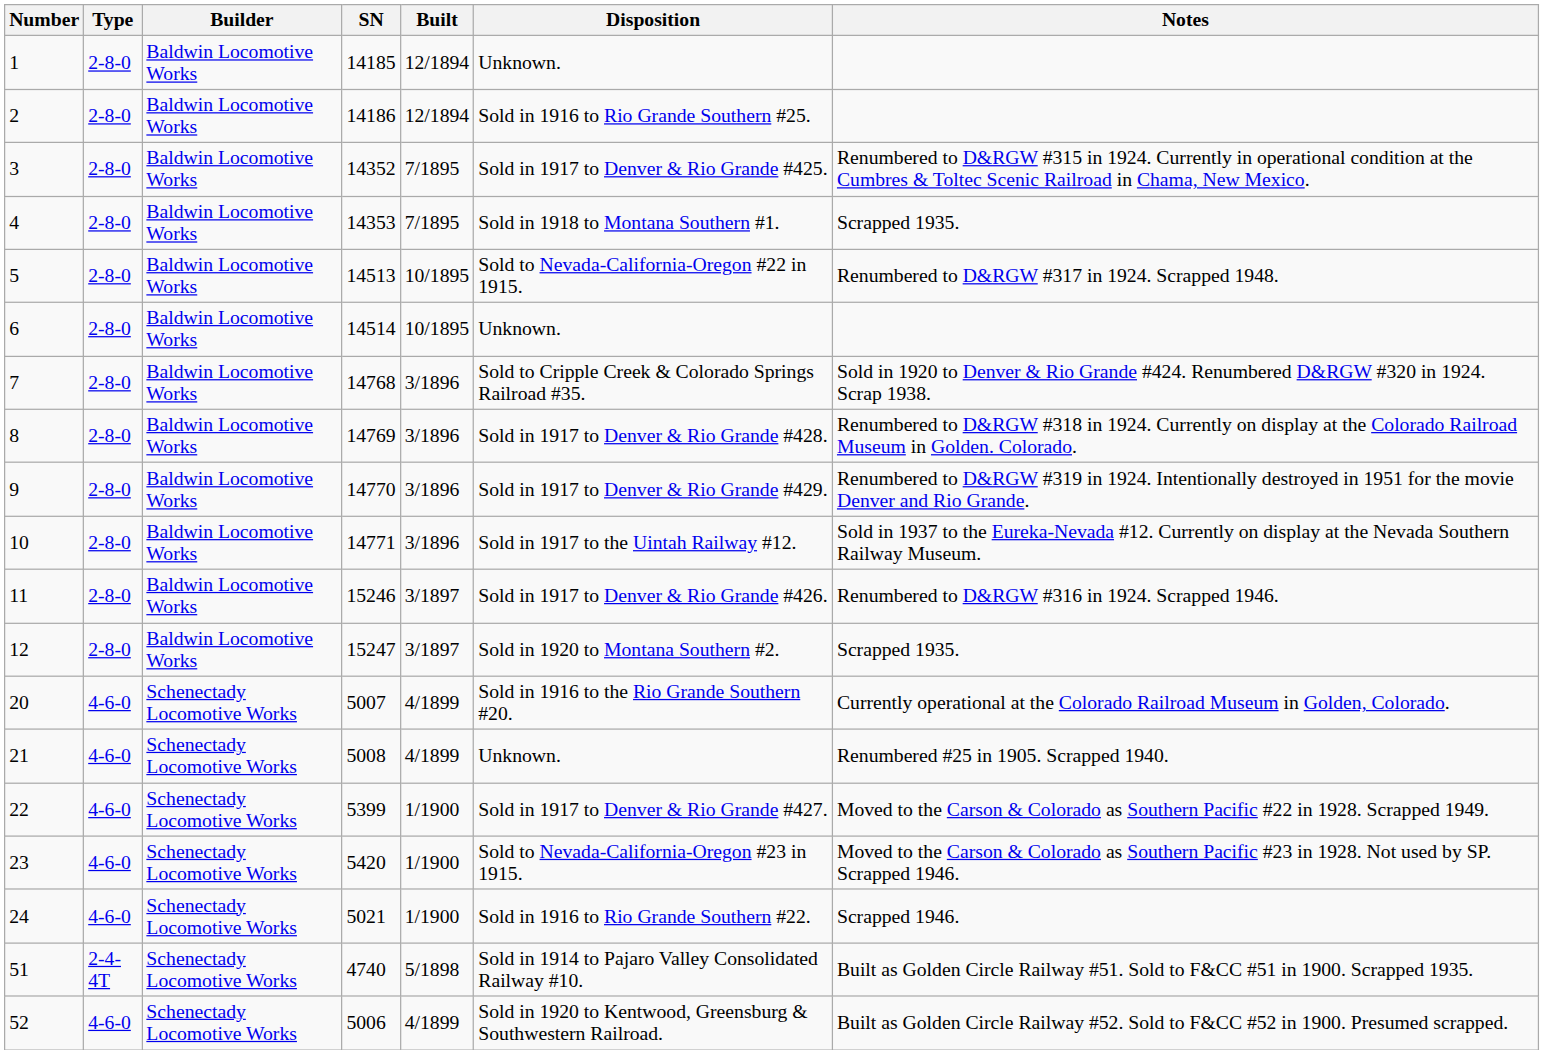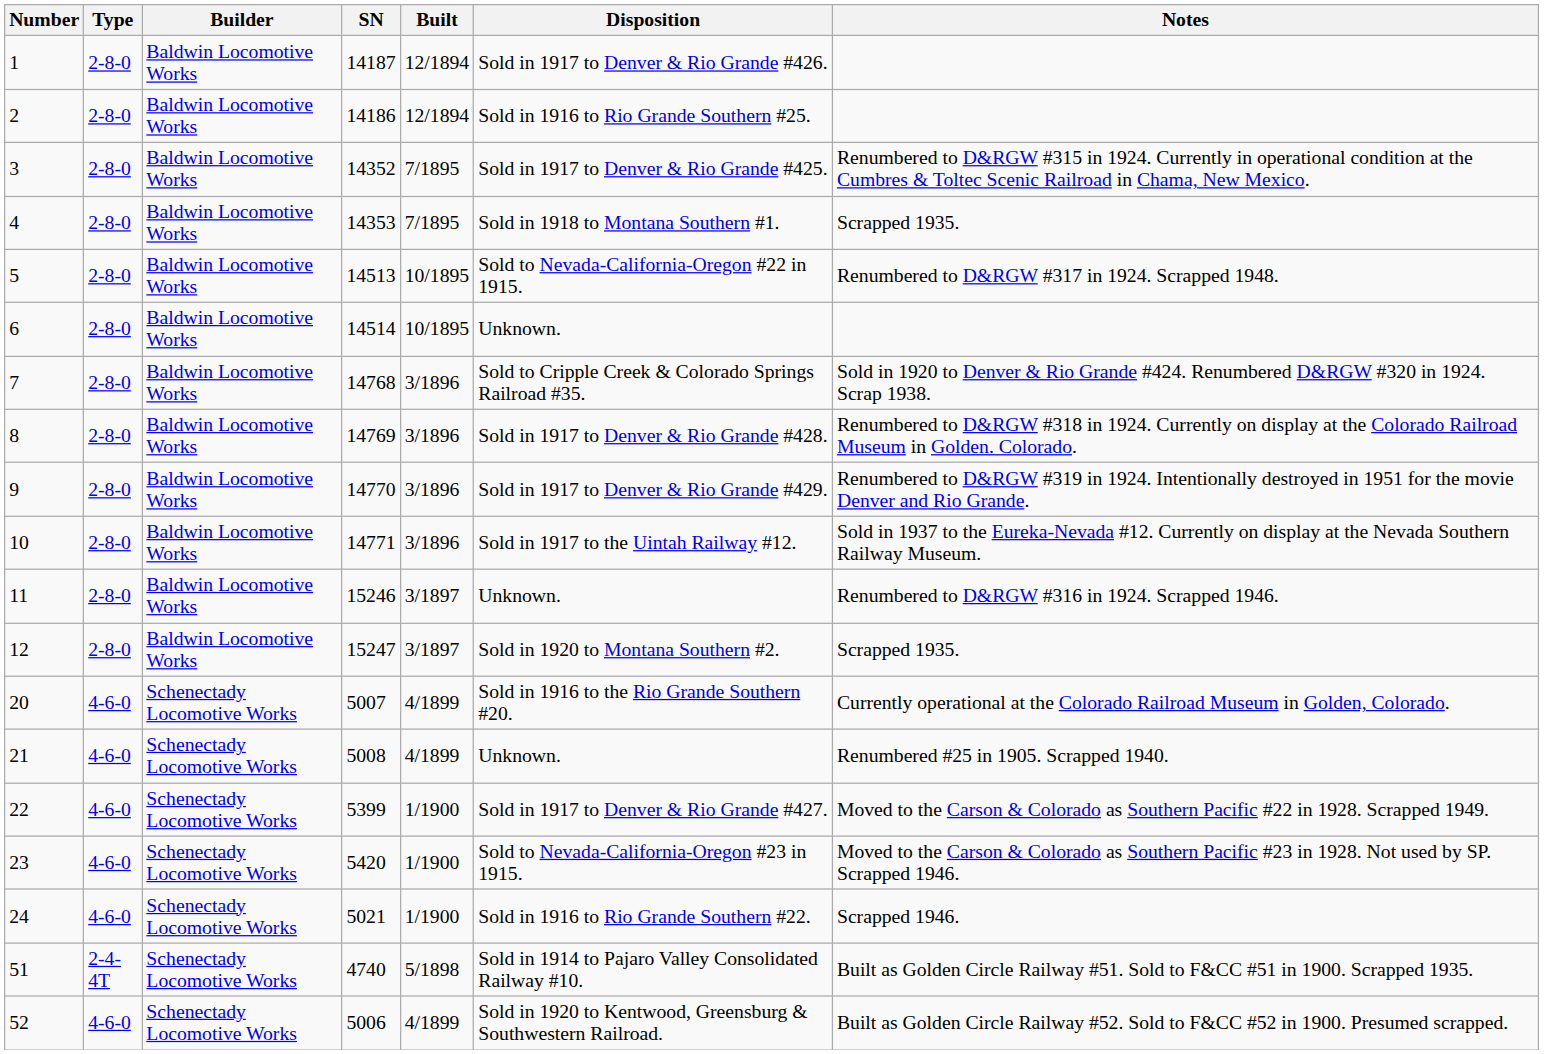(371, 62) 14185 -> (371, 62) 14187
(520, 62) Unknown. -> (653, 62) Sold in 1917 to Denver & Rio Grande #426.
(653, 595) Sold in 1917 to Denver & Rio Grande #426. -> (520, 595) Unknown.
